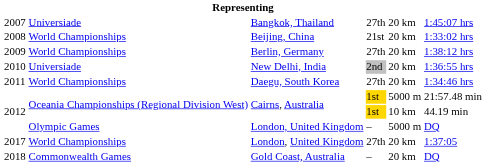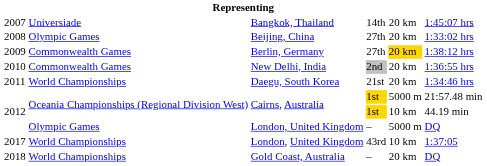(376, 22) 27th -> (376, 22) 14th
(77, 37) World Championships -> (64, 37) Olympic Games
(375, 37) 21st -> (376, 37) 27th
(77, 52) World Championships -> (80, 52) Commonwealth Games
(402, 52) no background -> (403, 52) gold background
(55, 67) Universiade -> (80, 67) Commonwealth Games
(376, 82) 27th -> (375, 82) 21st
(376, 141) 27th -> (376, 141) 43rd
(402, 141) 20 km -> (403, 141) 10 km
(80, 156) Commonwealth Games -> (77, 156) World Championships
